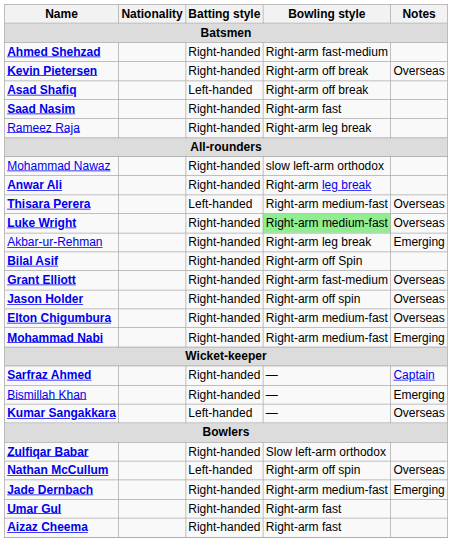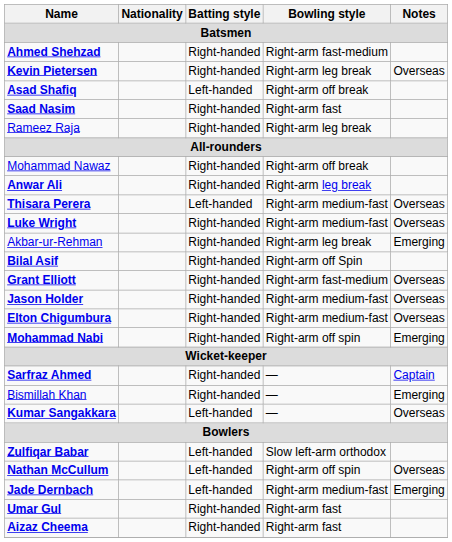(317, 71) Right-arm off break -> (319, 71) Right-arm leg break
(325, 166) slow left-arm orthodox -> (317, 166) Right-arm off break
(327, 223) lightgreen background -> (327, 223) no background
(313, 299) Right-arm off spin -> (327, 299) Right-arm medium-fast
(327, 337) Right-arm medium-fast -> (313, 337) Right-arm off spin
(224, 451) Right-handed -> (220, 451) Left-handed
(224, 489) Right-handed -> (220, 489) Left-handed
